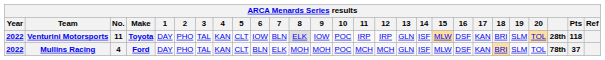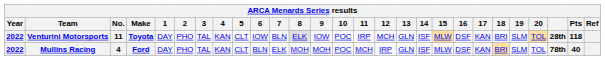(386, 36) IRP -> (386, 36) MCH
(386, 49) MCH -> (386, 49) IRP
(576, 49) 37 -> (576, 49) 40
